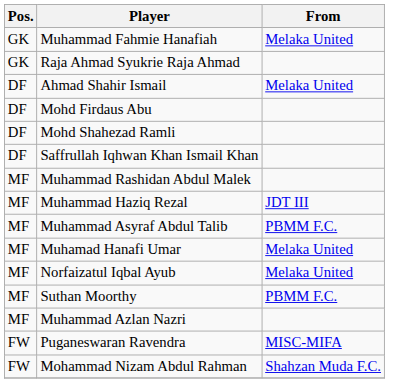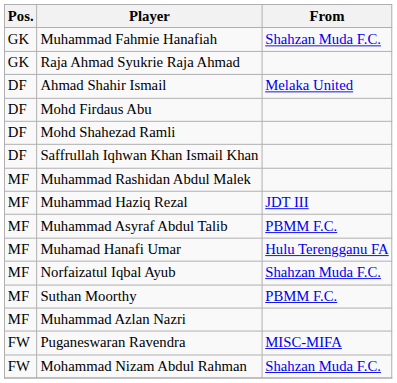(309, 39) Melaka United -> (323, 39) Shahzan Muda F.C.
(309, 249) Melaka United -> (327, 249) Hulu Terengganu FA
(309, 272) Melaka United -> (323, 272) Shahzan Muda F.C.
